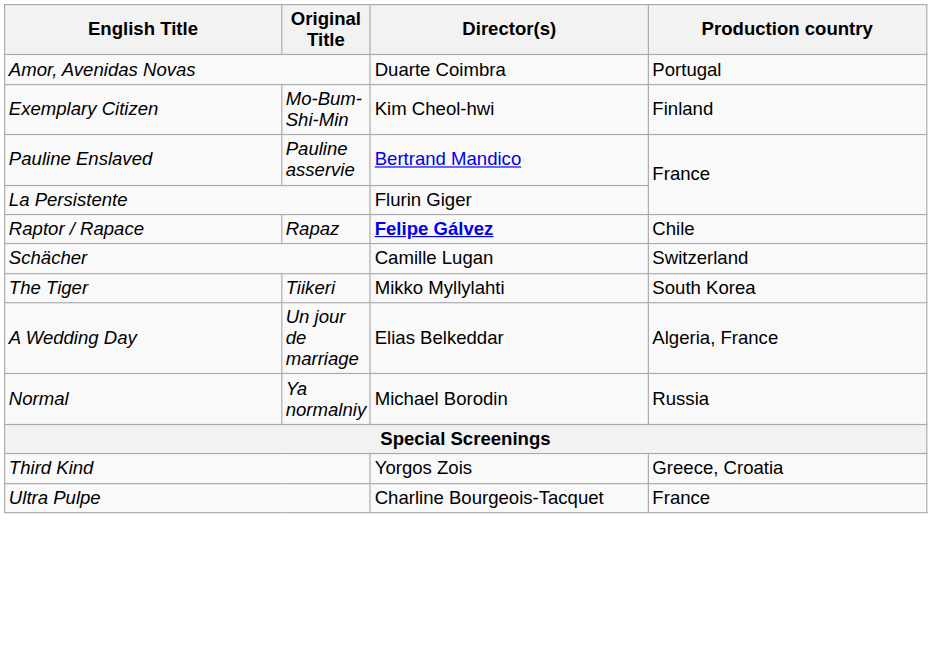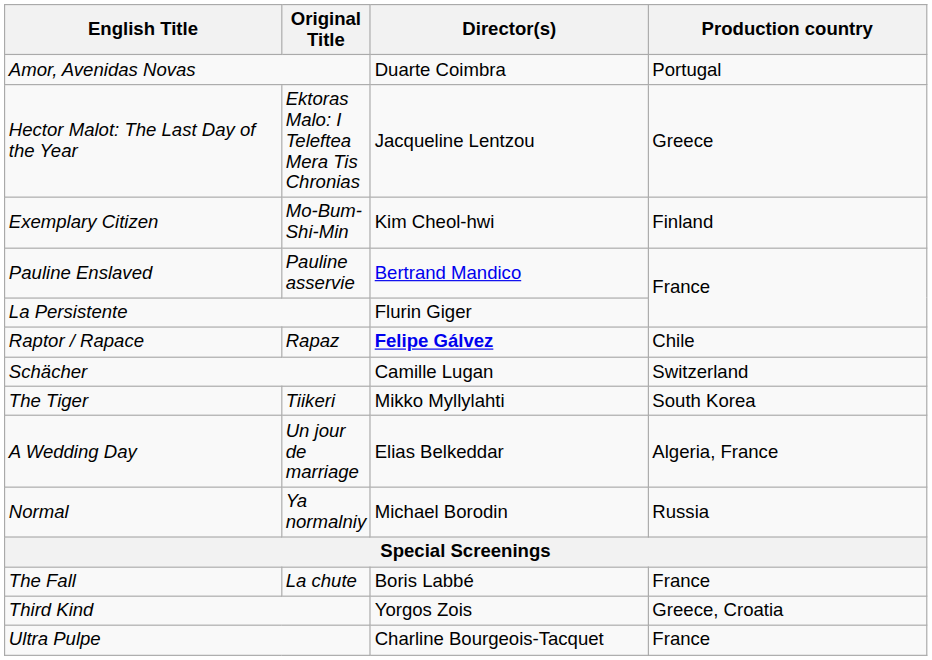+ row: (132, 140)
+ row: (42, 581)
